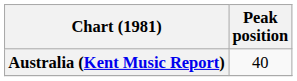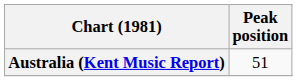(260, 62) 40 -> (260, 62) 51
